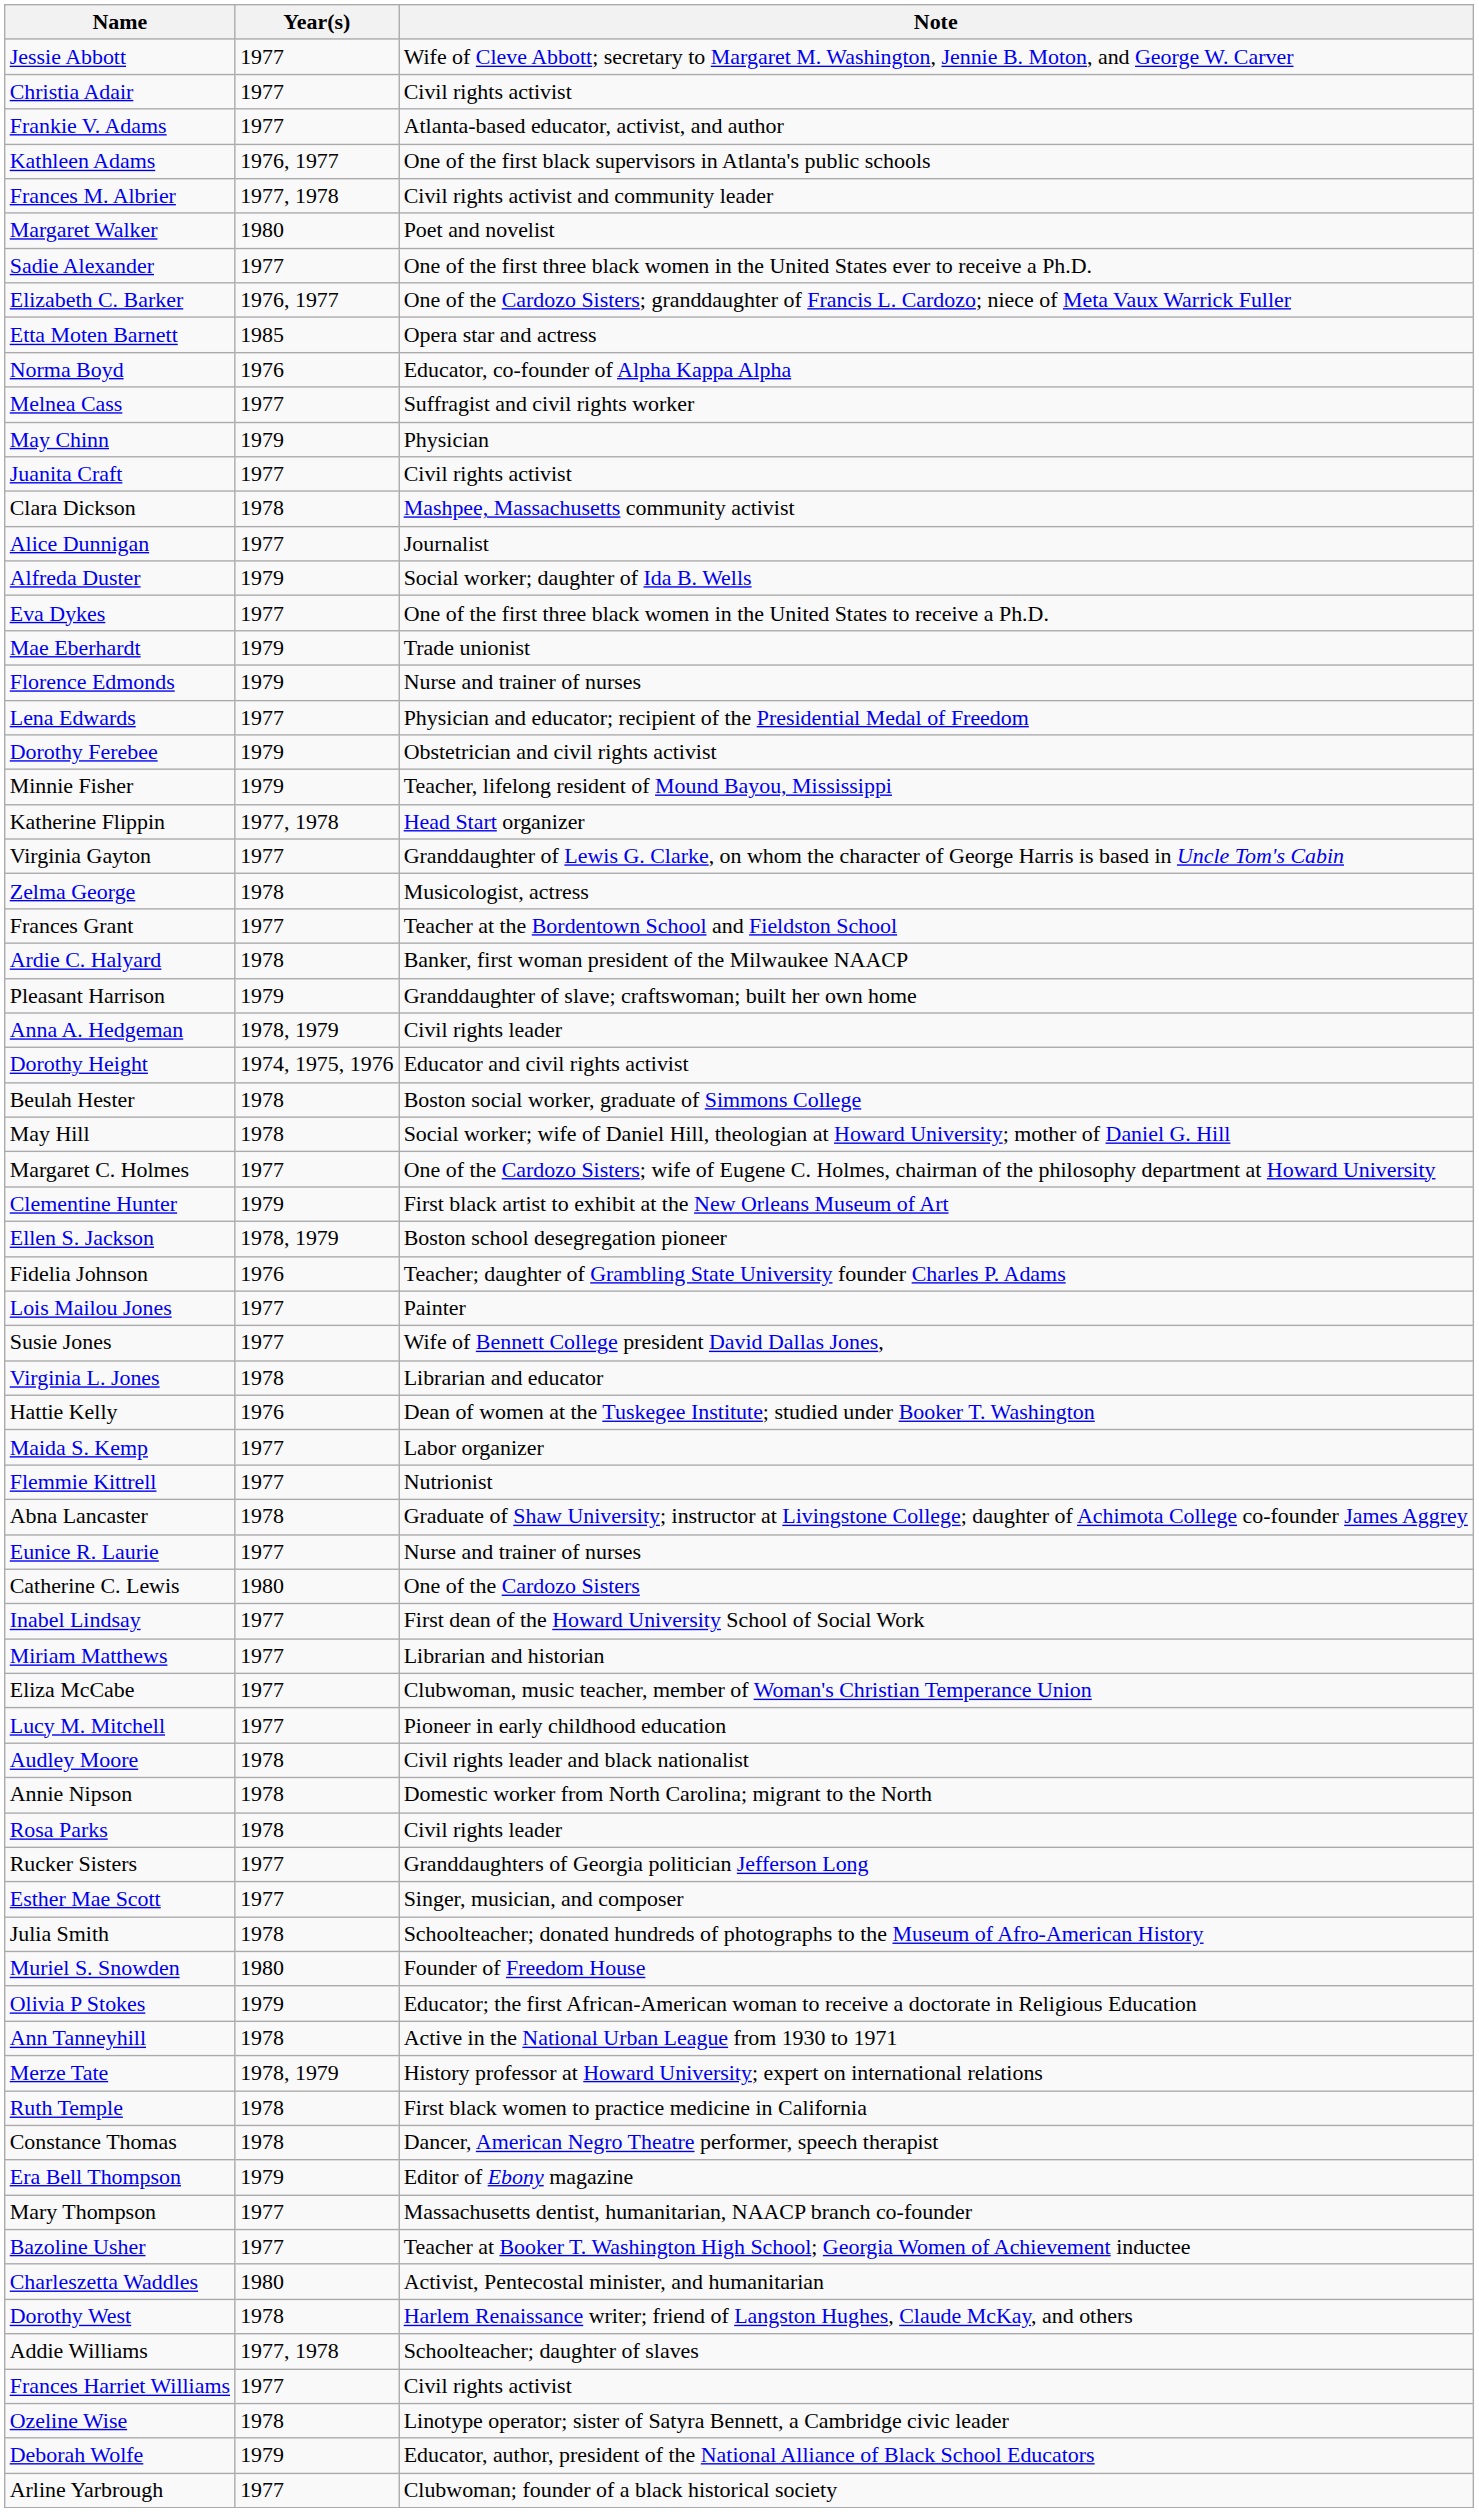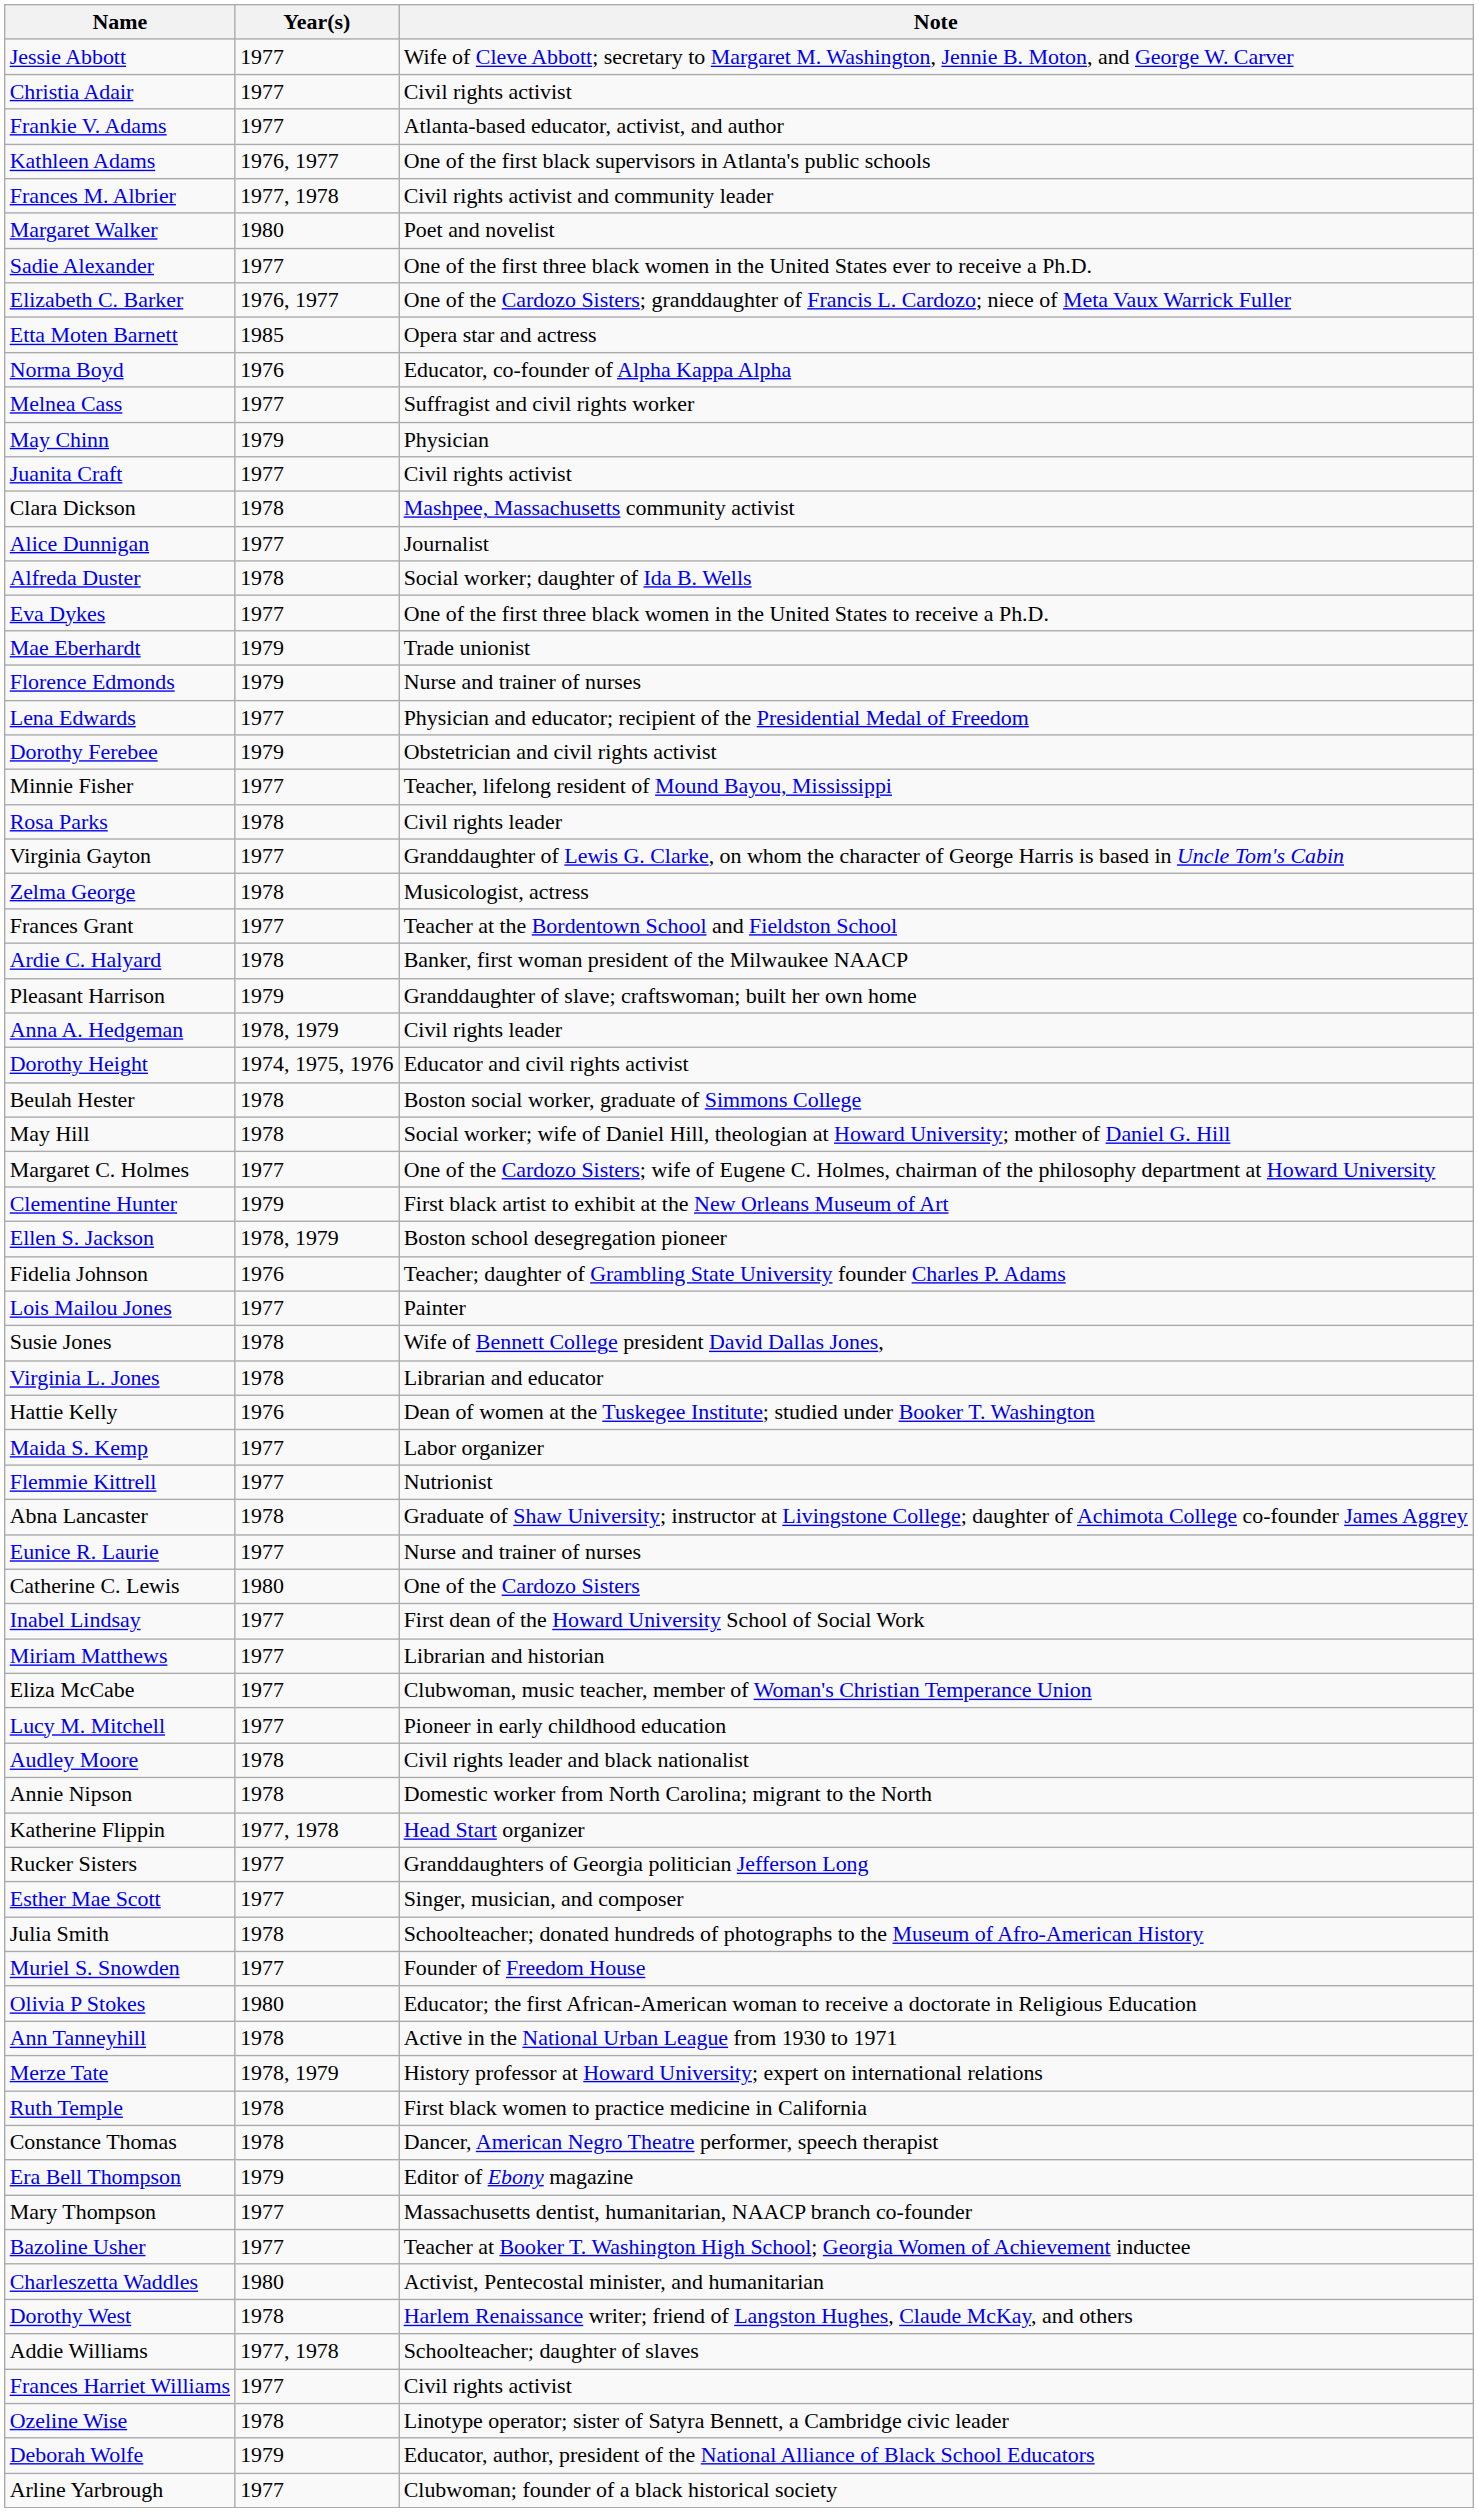(262, 578) 1979 -> (262, 578) 1978
(262, 786) 1979 -> (262, 786) 1977
rows swapped: (87, 821) <-> (59, 1829)
(262, 1342) 1977 -> (262, 1342) 1978
(262, 1968) 1980 -> (262, 1968) 1977
(262, 2003) 1979 -> (262, 2003) 1980
